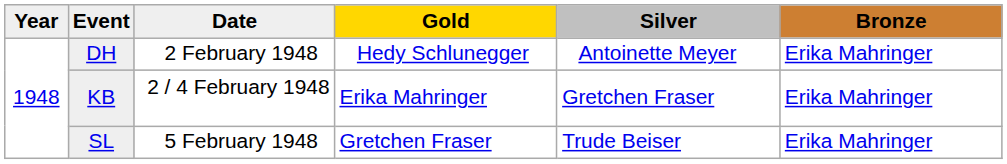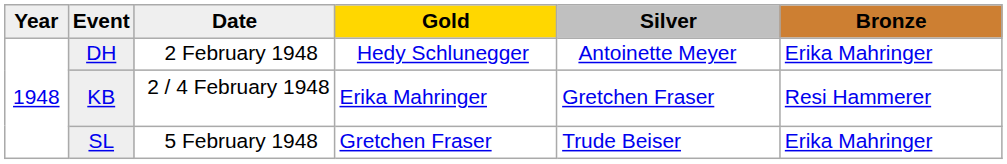(859, 98) Erika Mahringer -> (858, 98) Resi Hammerer
